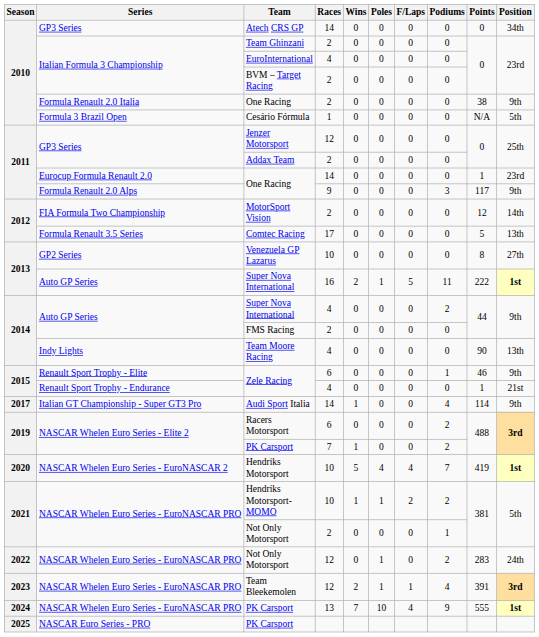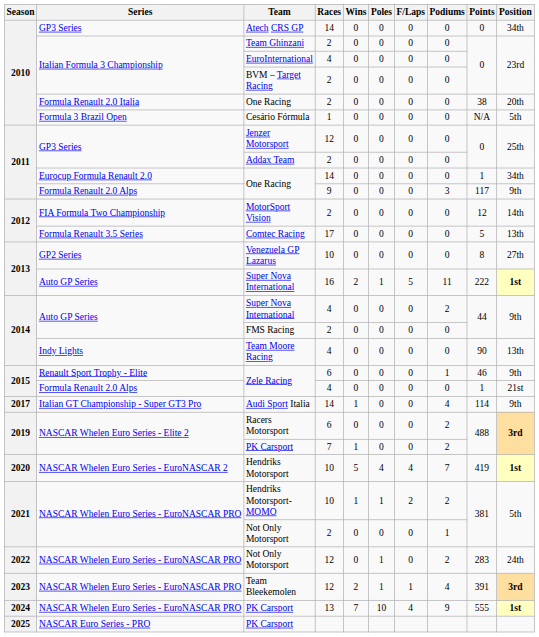(515, 102) 9th -> (515, 102) 20th
(515, 176) 23rd -> (515, 176) 34th
(104, 389) Renault Sport Trophy - Endurance -> (88, 389) Formula Renault 2.0 Alps
